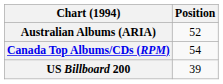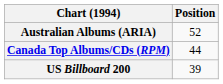(195, 50) 54 -> (195, 50) 44
